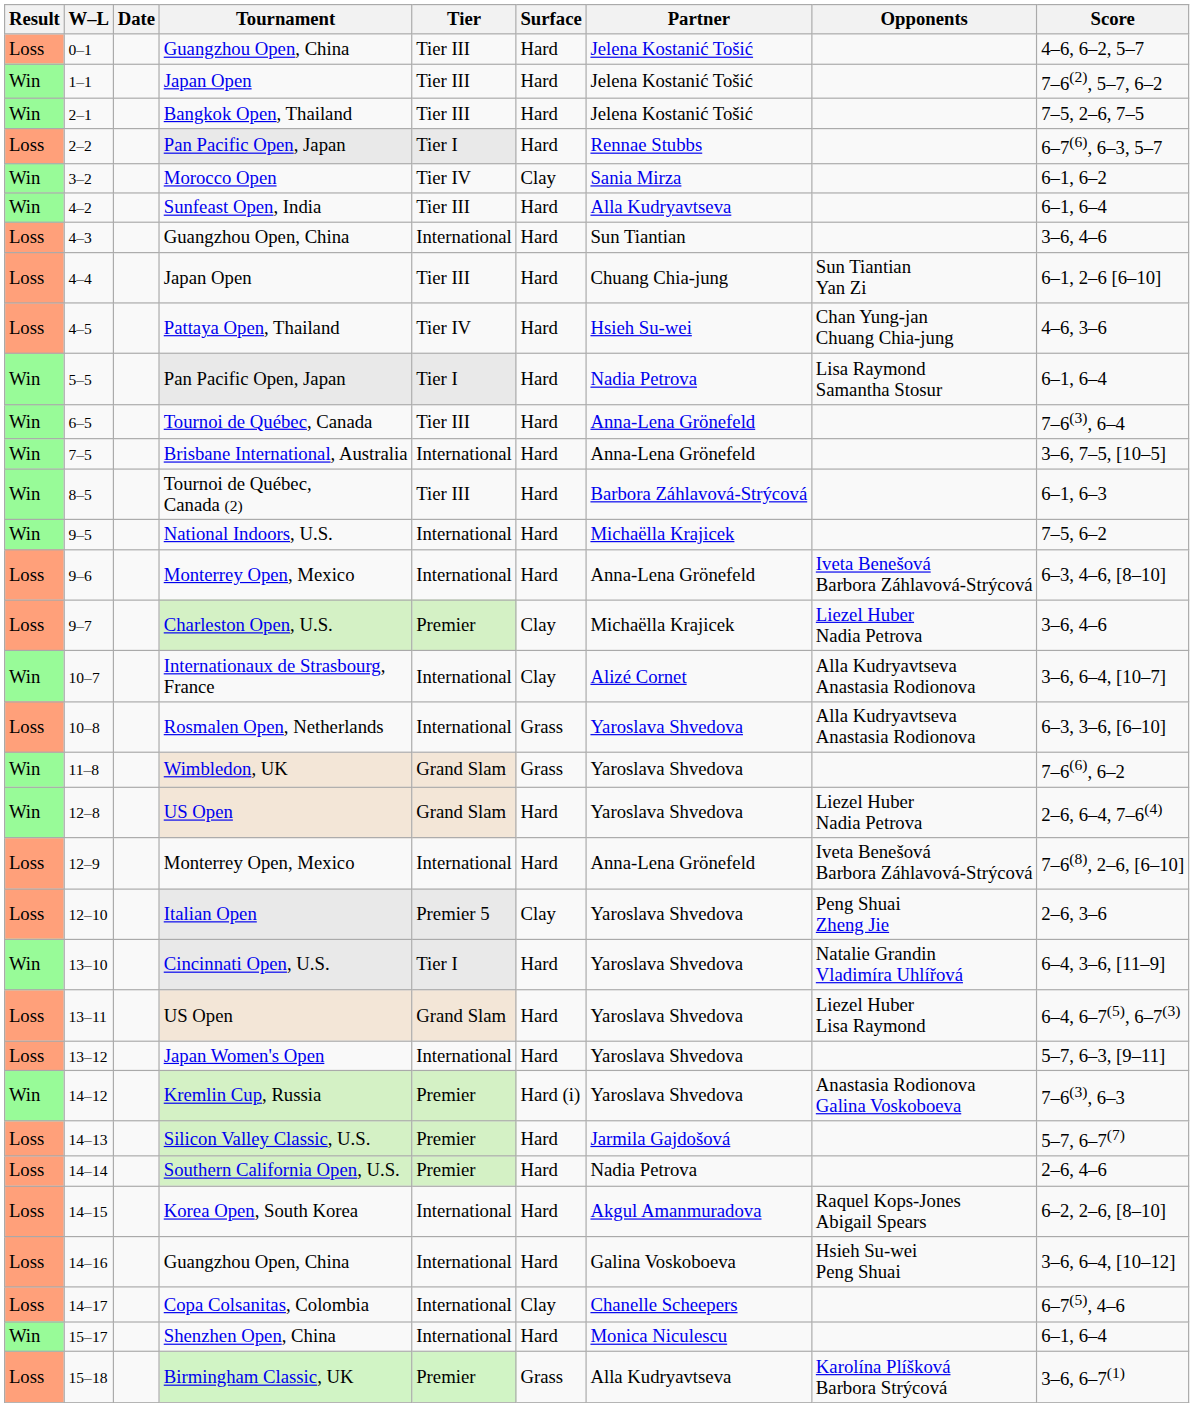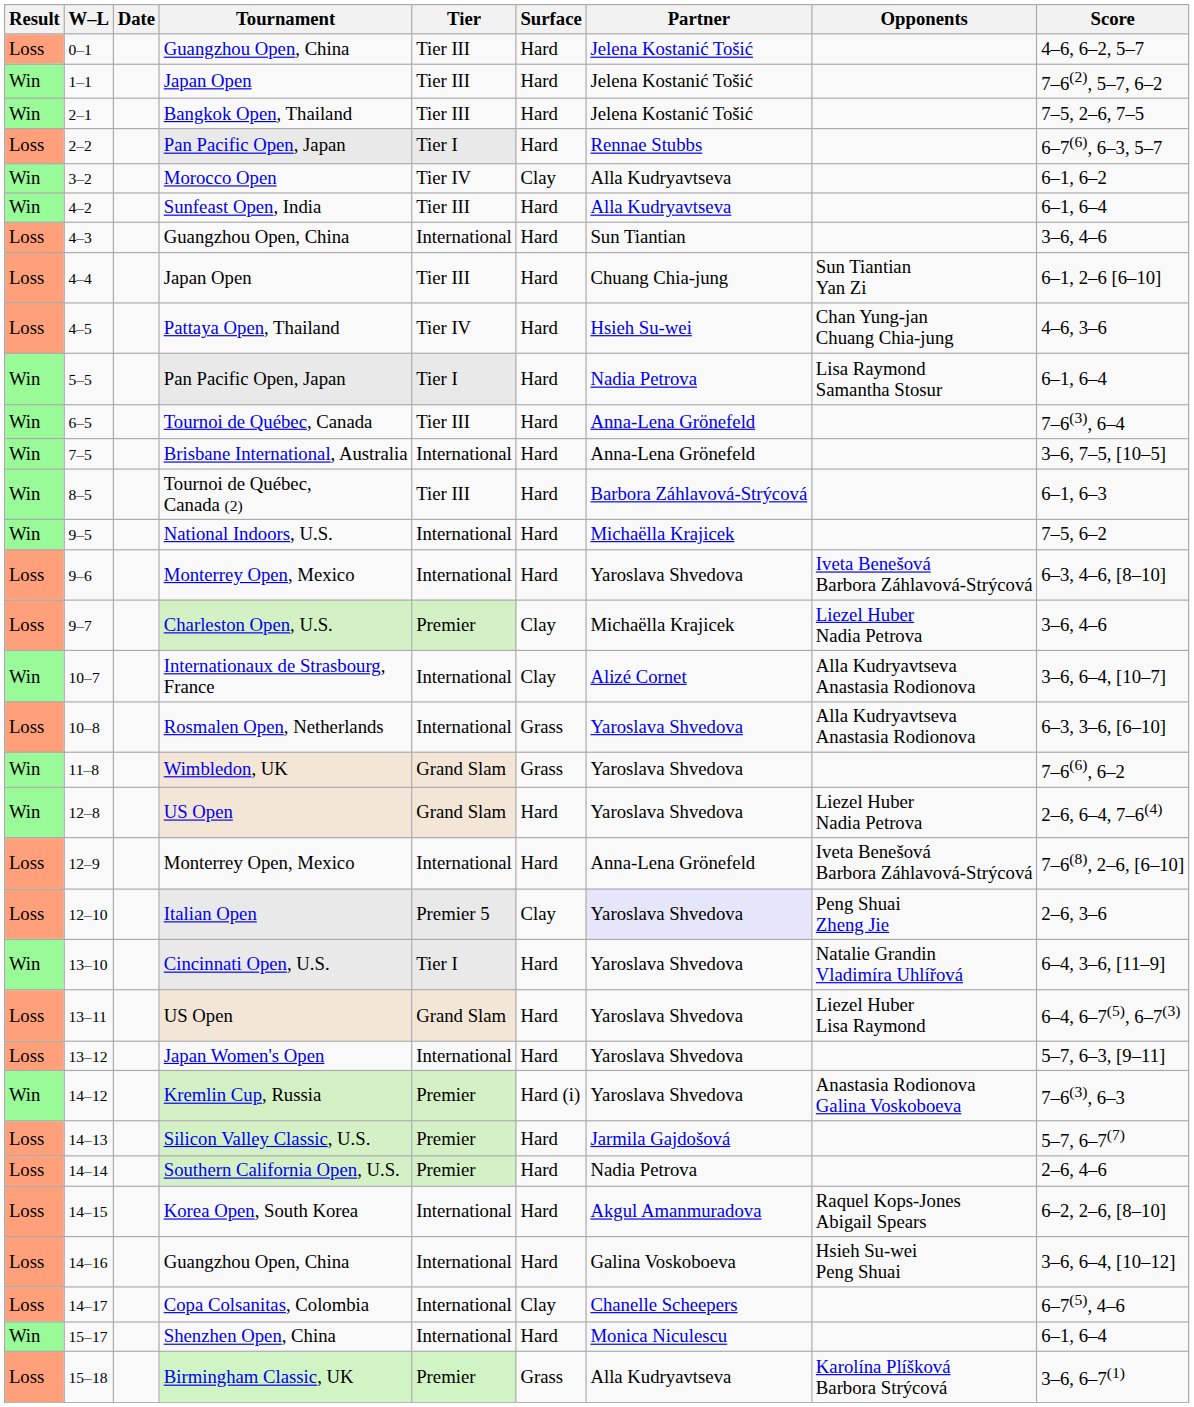(636, 177) Sania Mirza -> (661, 177) Alla Kudryavtseva
(673, 574) Anna-Lena Grönefeld -> (667, 574) Yaroslava Shvedova
(667, 913) no background -> (667, 913) lavender background
